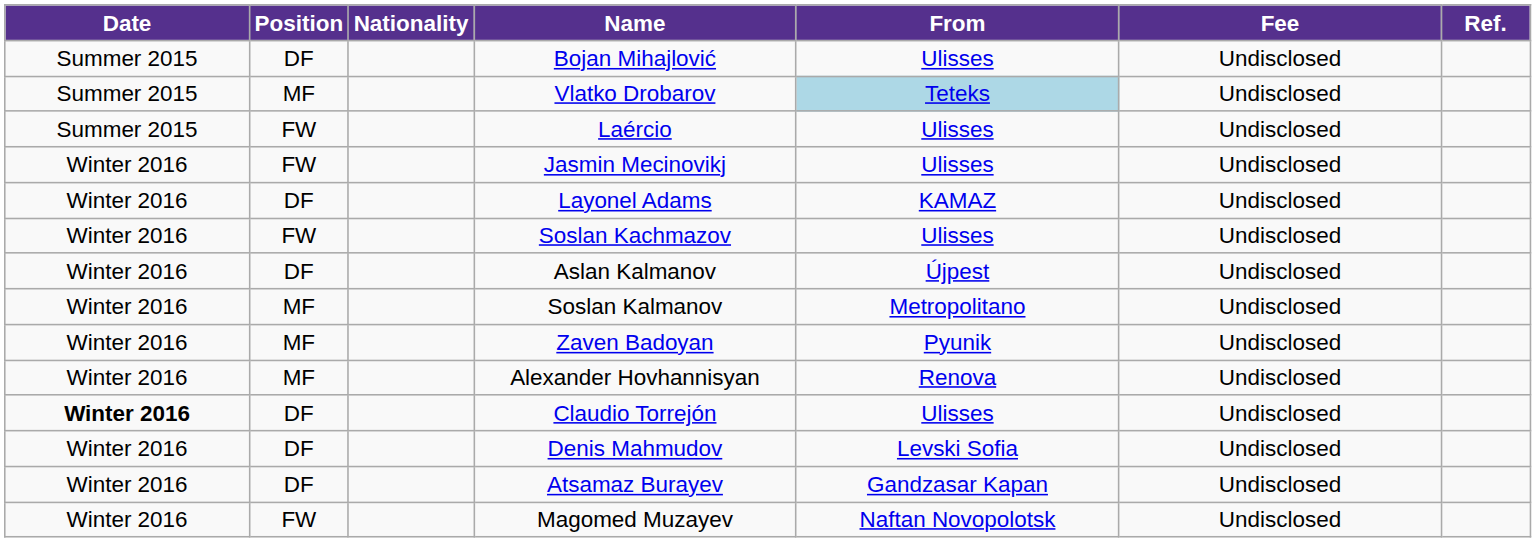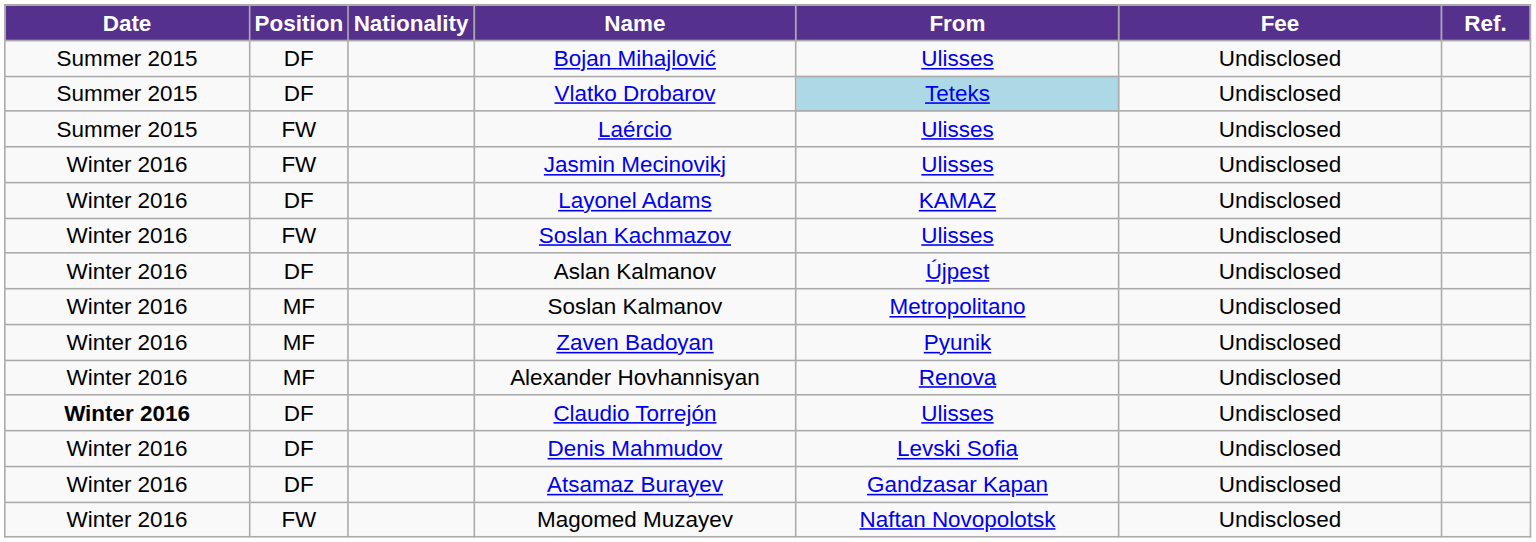(299, 94) MF -> (299, 94) DF
